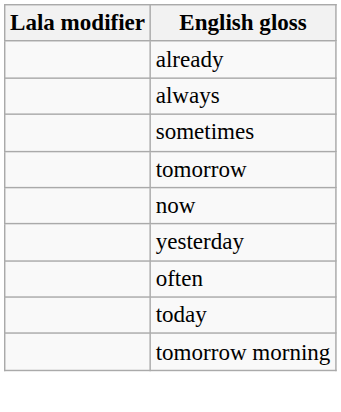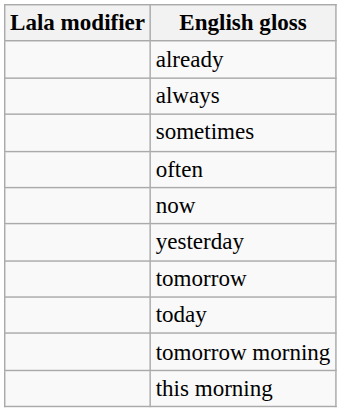rows swapped: (179, 278) <-> (201, 168)
+ row: (214, 388)
